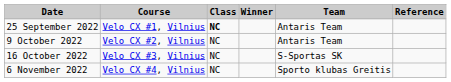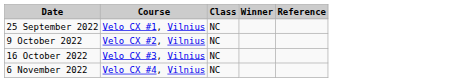- column: (334, 12)
(215, 26) bold -> (215, 26) normal
